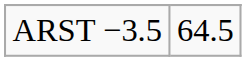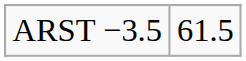(205, 30) 64.5 -> (205, 30) 61.5
